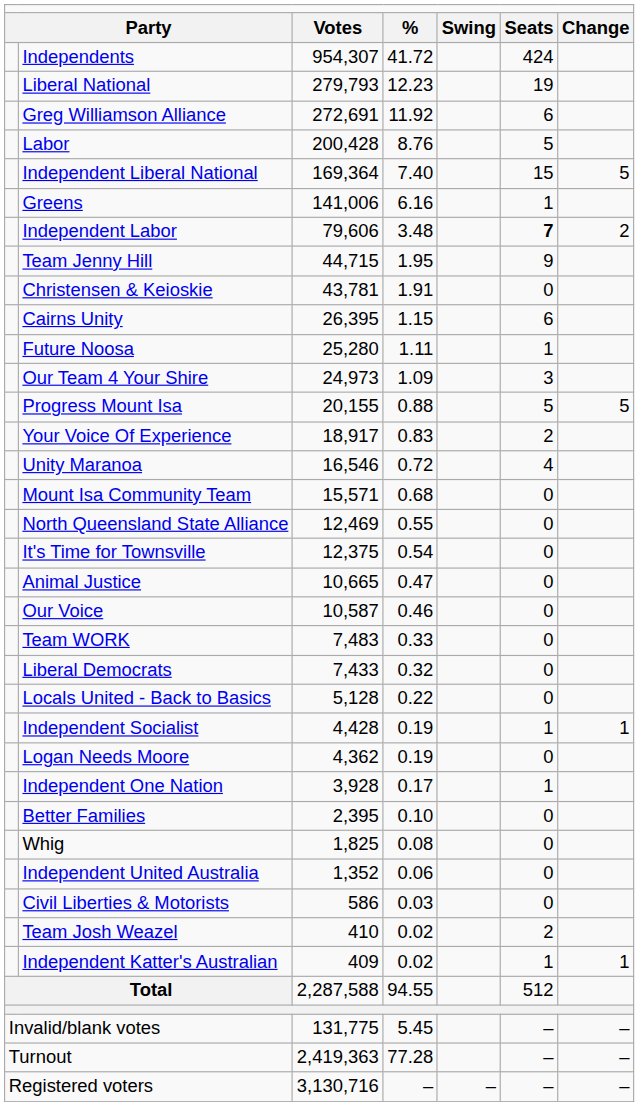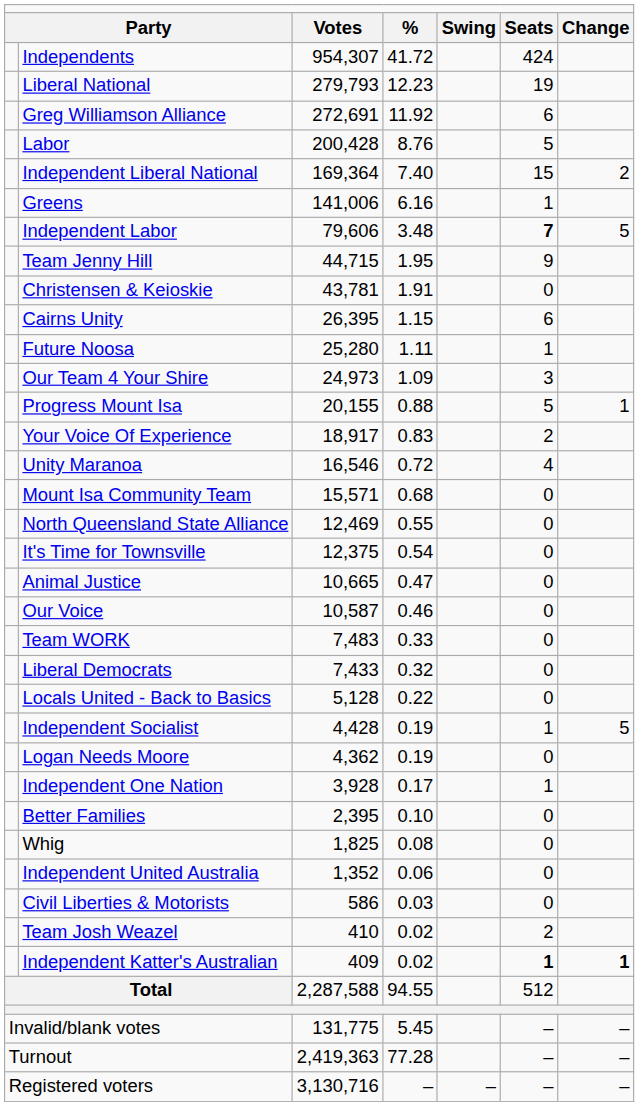(624, 173) 5 -> (624, 173) 2
(624, 231) 2 -> (624, 231) 5
(624, 406) 5 -> (624, 406) 1
(624, 727) 1 -> (624, 727) 5
(548, 961) normal -> (548, 961) bold
(624, 961) normal -> (624, 961) bold
